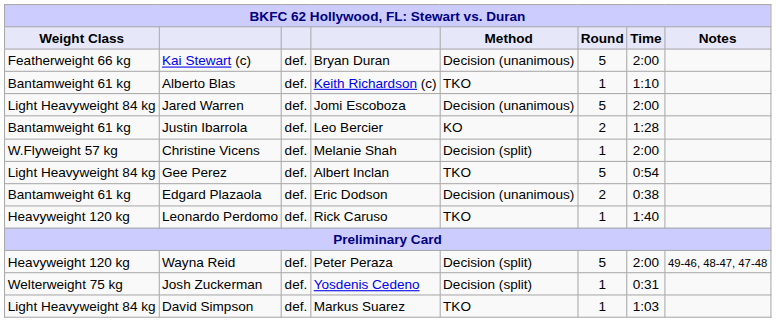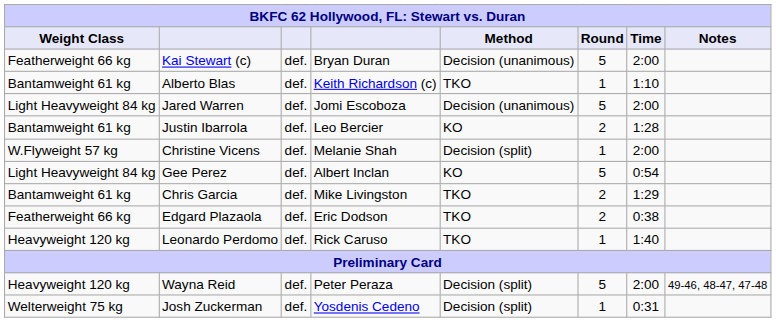(457, 172) TKO -> (453, 172) KO
+ row: (200, 194)
(69, 194) Bantamweight 61 kg -> (69, 217) Featherweight 66 kg
(509, 194) Decision (unanimous) -> (457, 217) TKO
- row: (208, 306)
